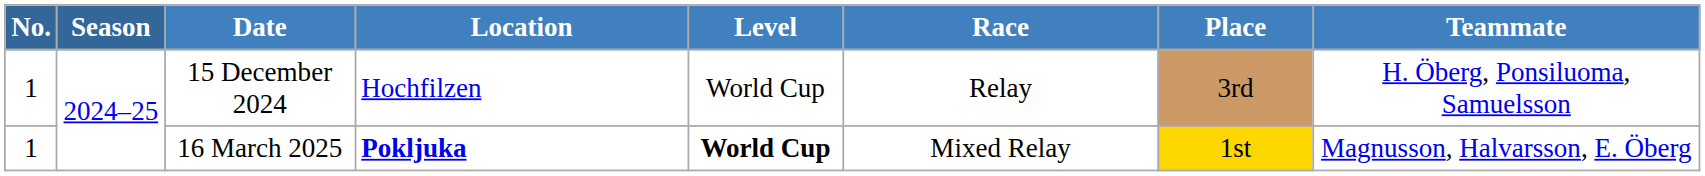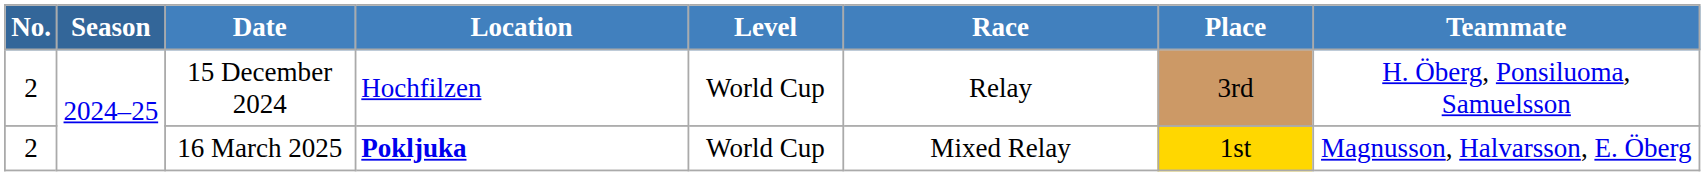(31, 87) 1 -> (31, 87) 2
(31, 148) 1 -> (31, 148) 2
(765, 148) bold -> (765, 148) normal
